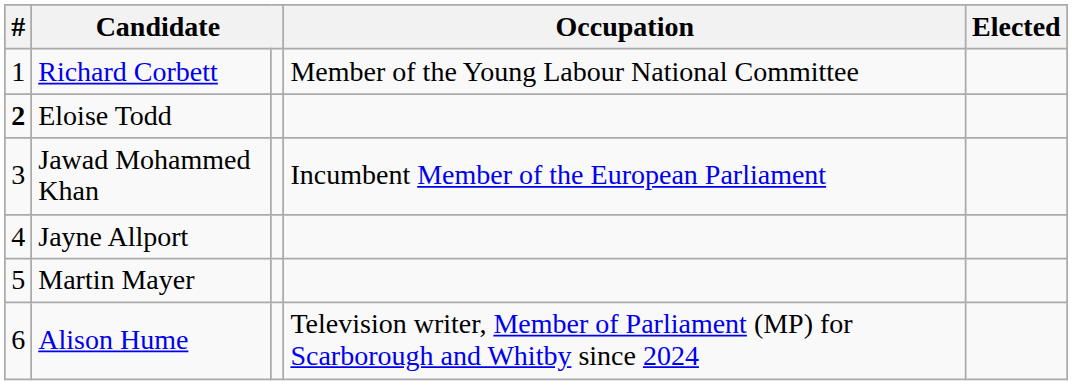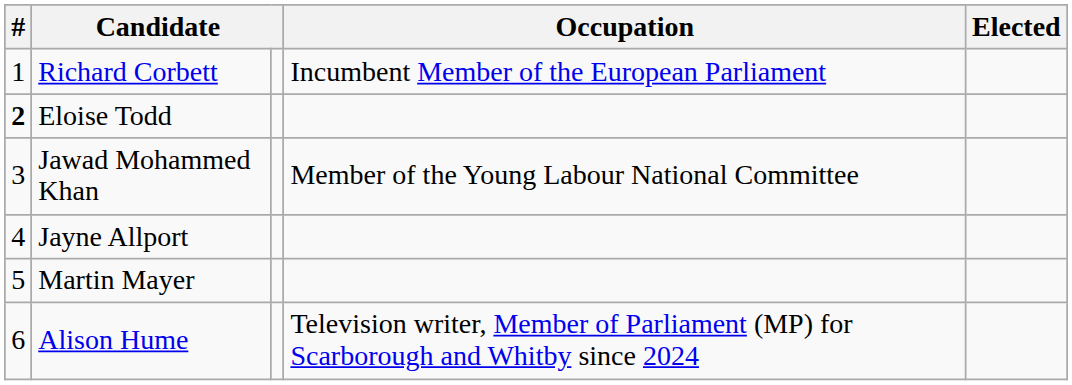(575, 71) Member of the Young Labour National Committee -> (558, 71) Incumbent Member of the European Parliament
(558, 175) Incumbent Member of the European Parliament -> (575, 175) Member of the Young Labour National Committee
